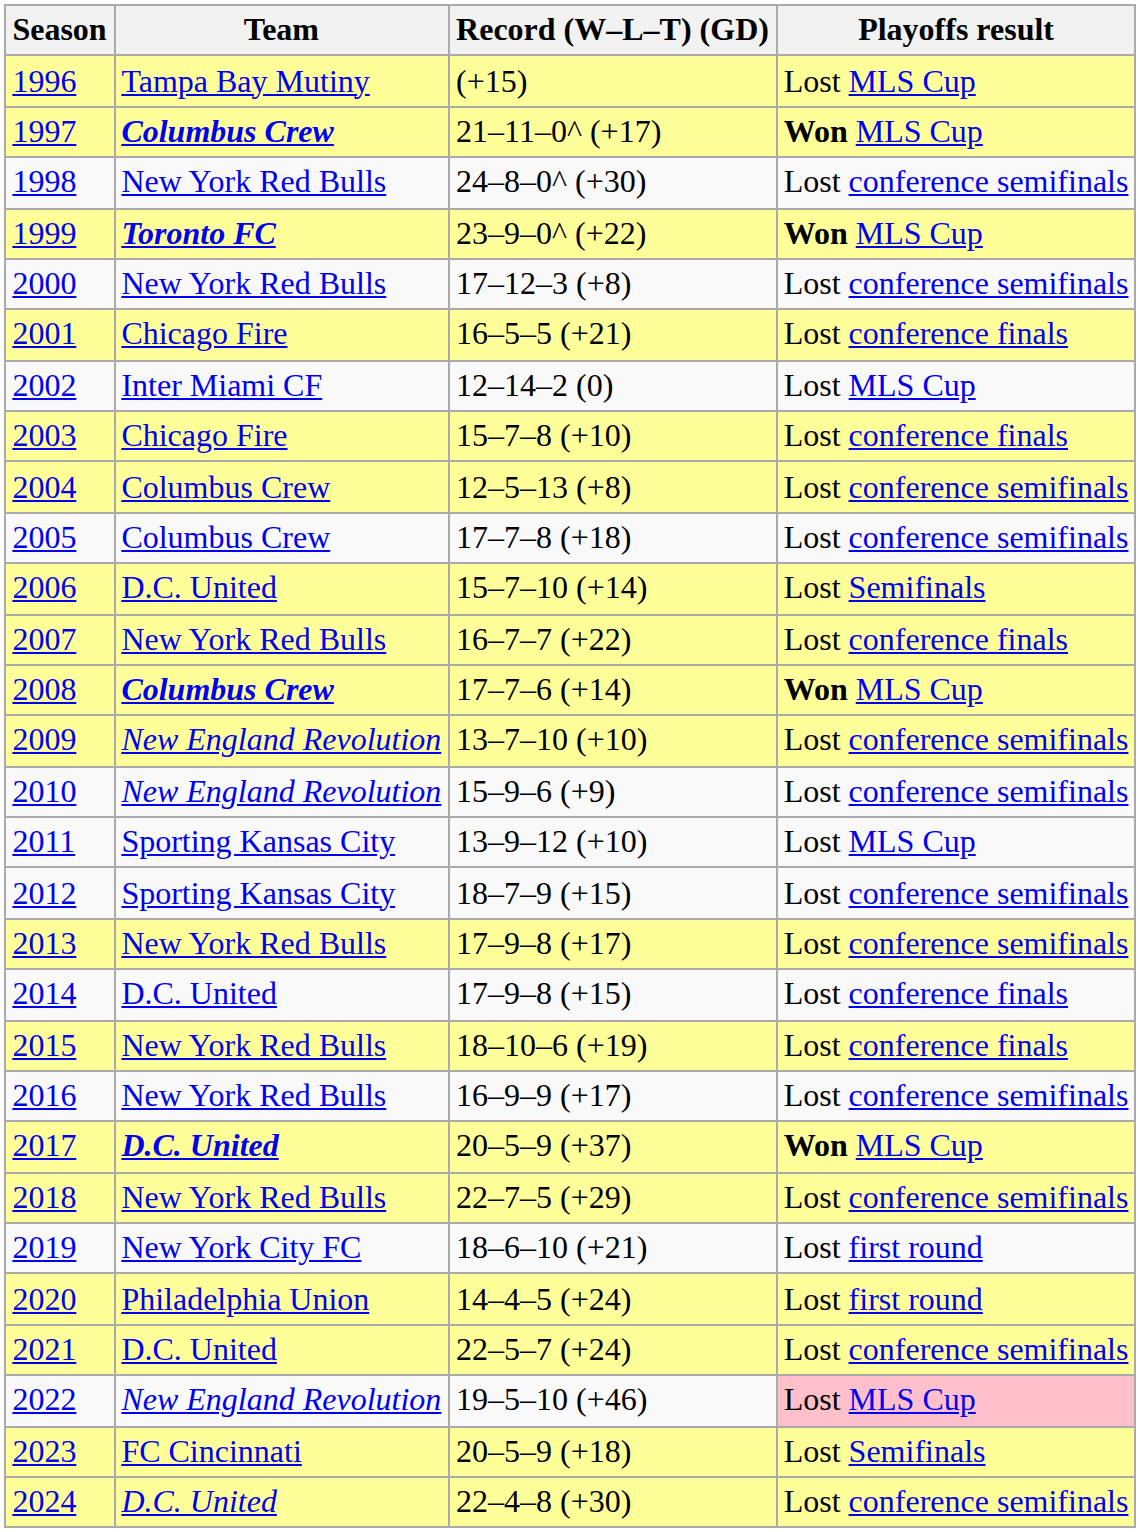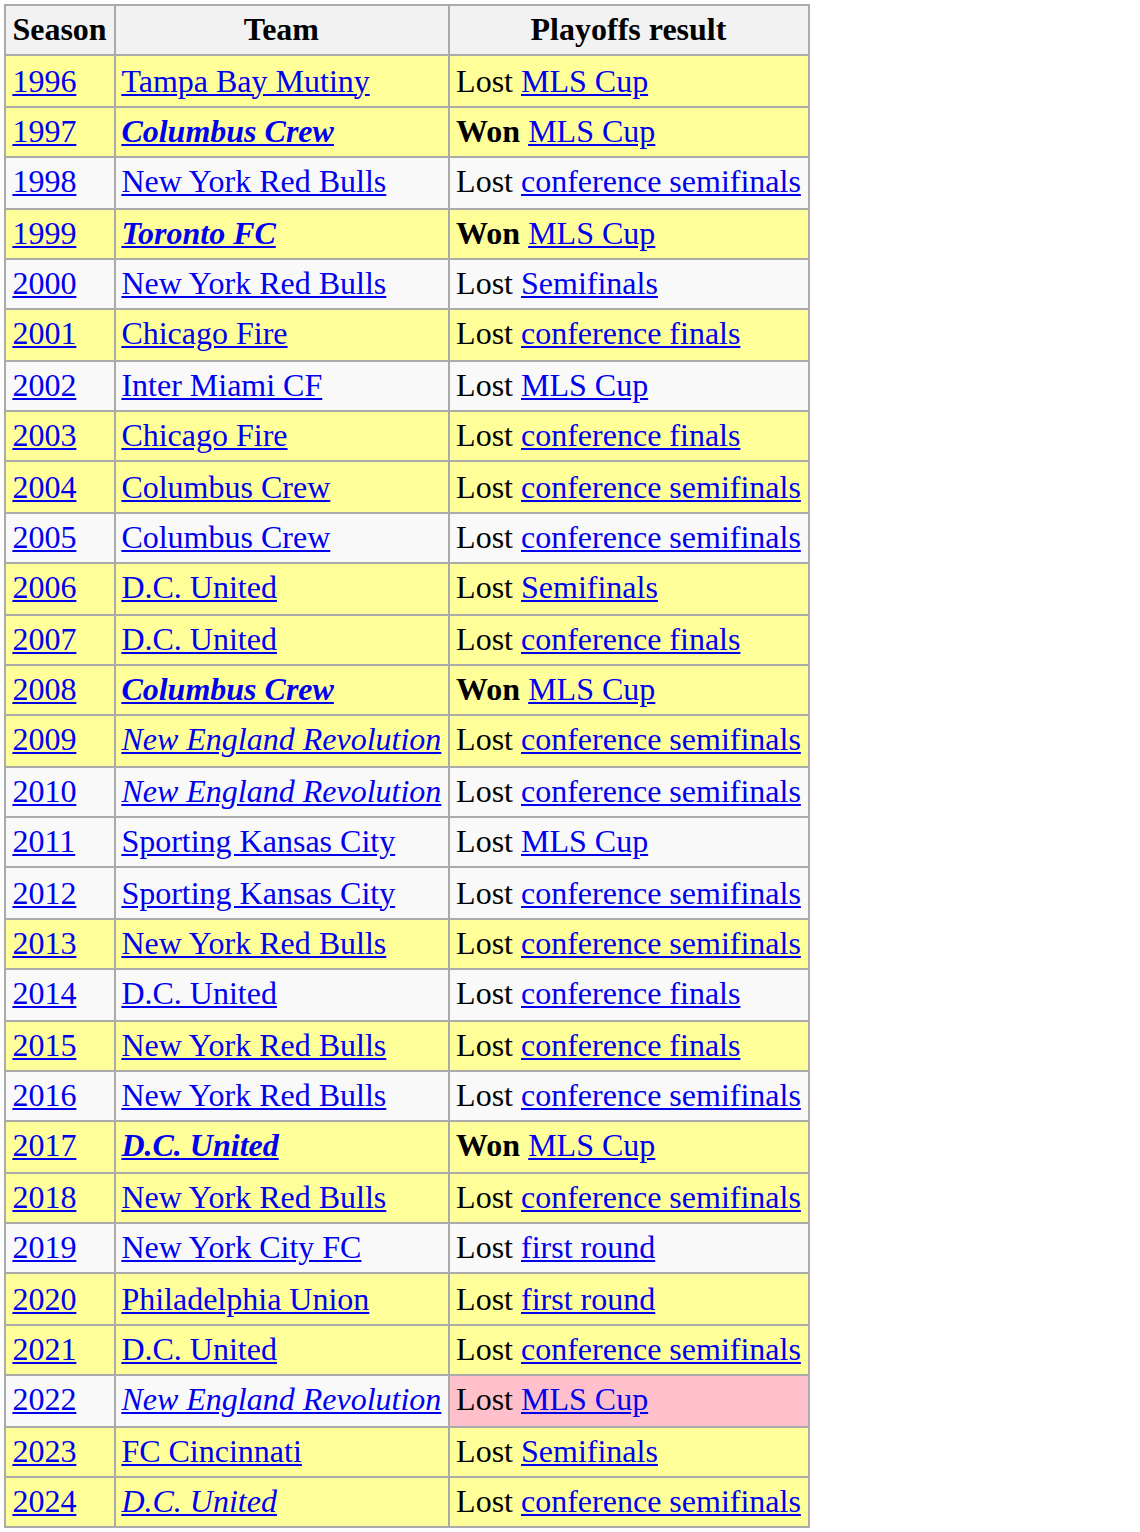- column: (613, 29)
(956, 283) Lost conference semifinals -> (557, 283) Lost Semifinals
(254, 638) New York Red Bulls -> (199, 638) D.C. United
